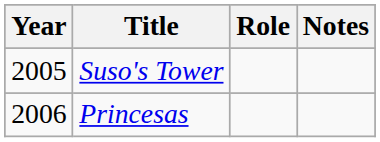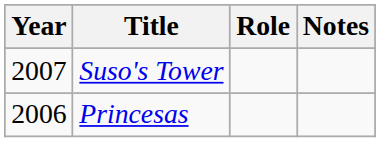(39, 70) 2005 -> (39, 70) 2007
